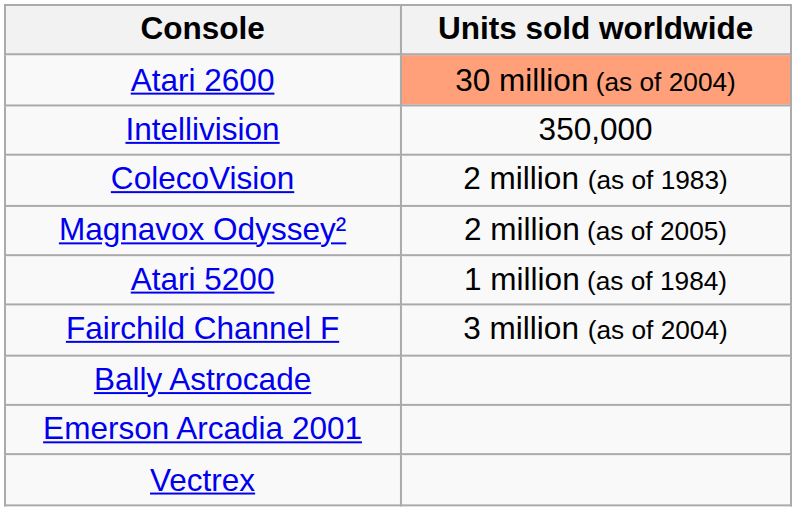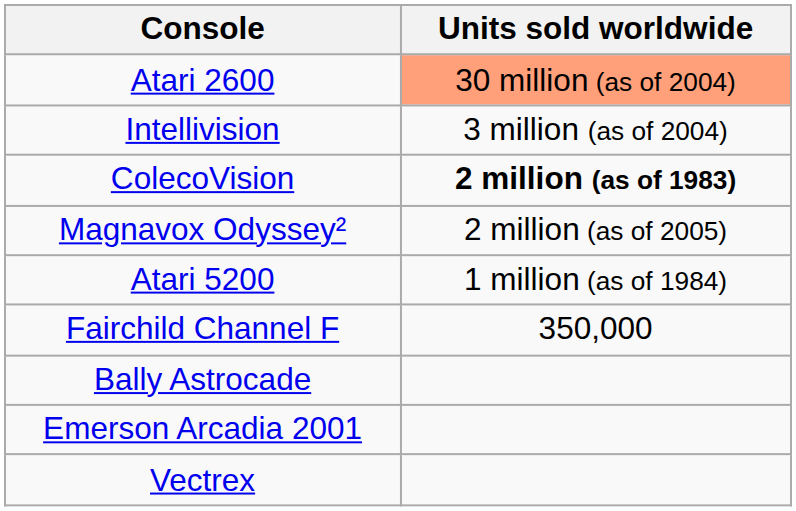(596, 129) 350,000 -> (596, 129) 3 million (as of 2004)
(596, 179) normal -> (596, 179) bold
(596, 329) 3 million (as of 2004) -> (596, 329) 350,000
